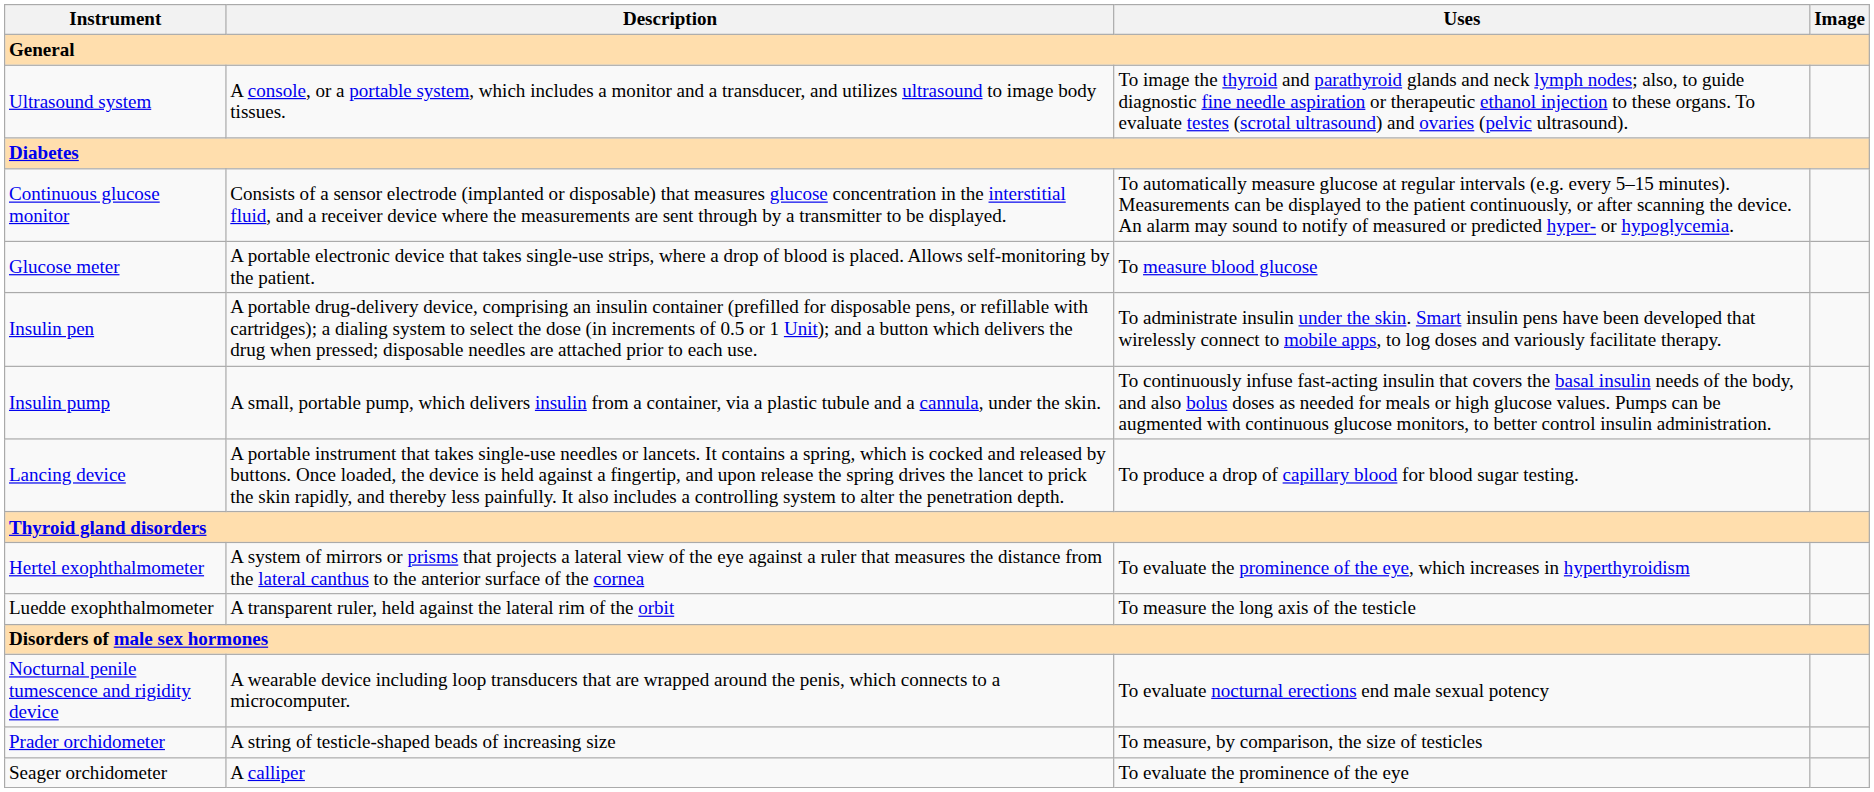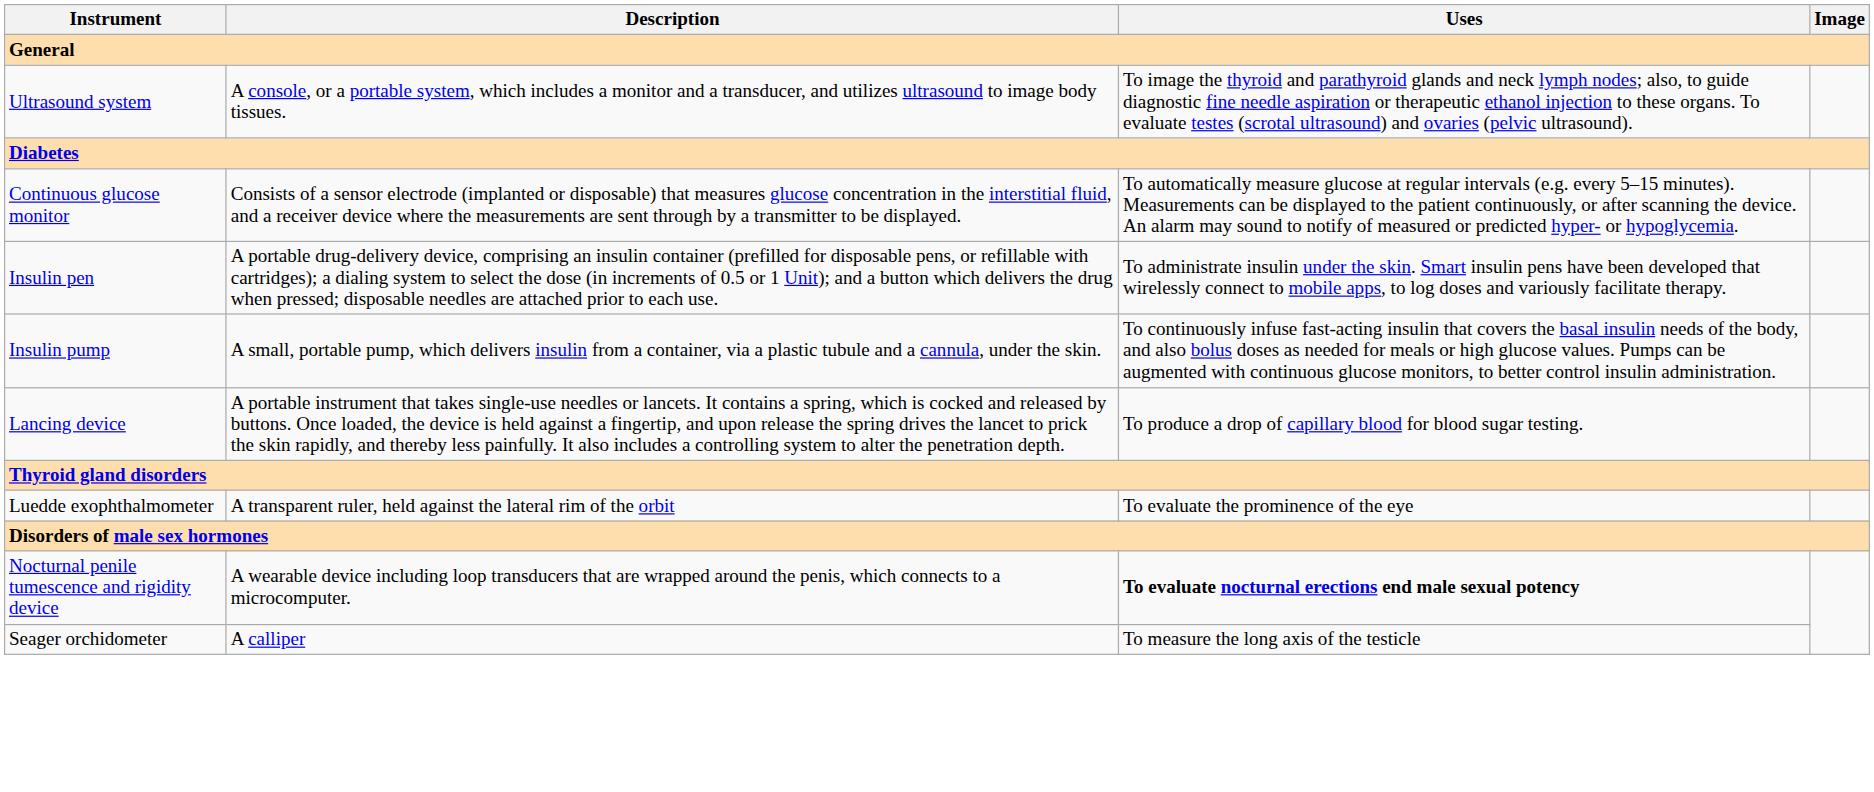- row: (64, 266)
- row: (107, 567)
(1267, 608) To measure the long axis of the testicle -> (1268, 505) To evaluate the prominence of the eye
(1334, 690) normal -> (1351, 587) bold
- row: (87, 742)
(1264, 772) To evaluate the prominence of the eye -> (1272, 638) To measure the long axis of the testicle
